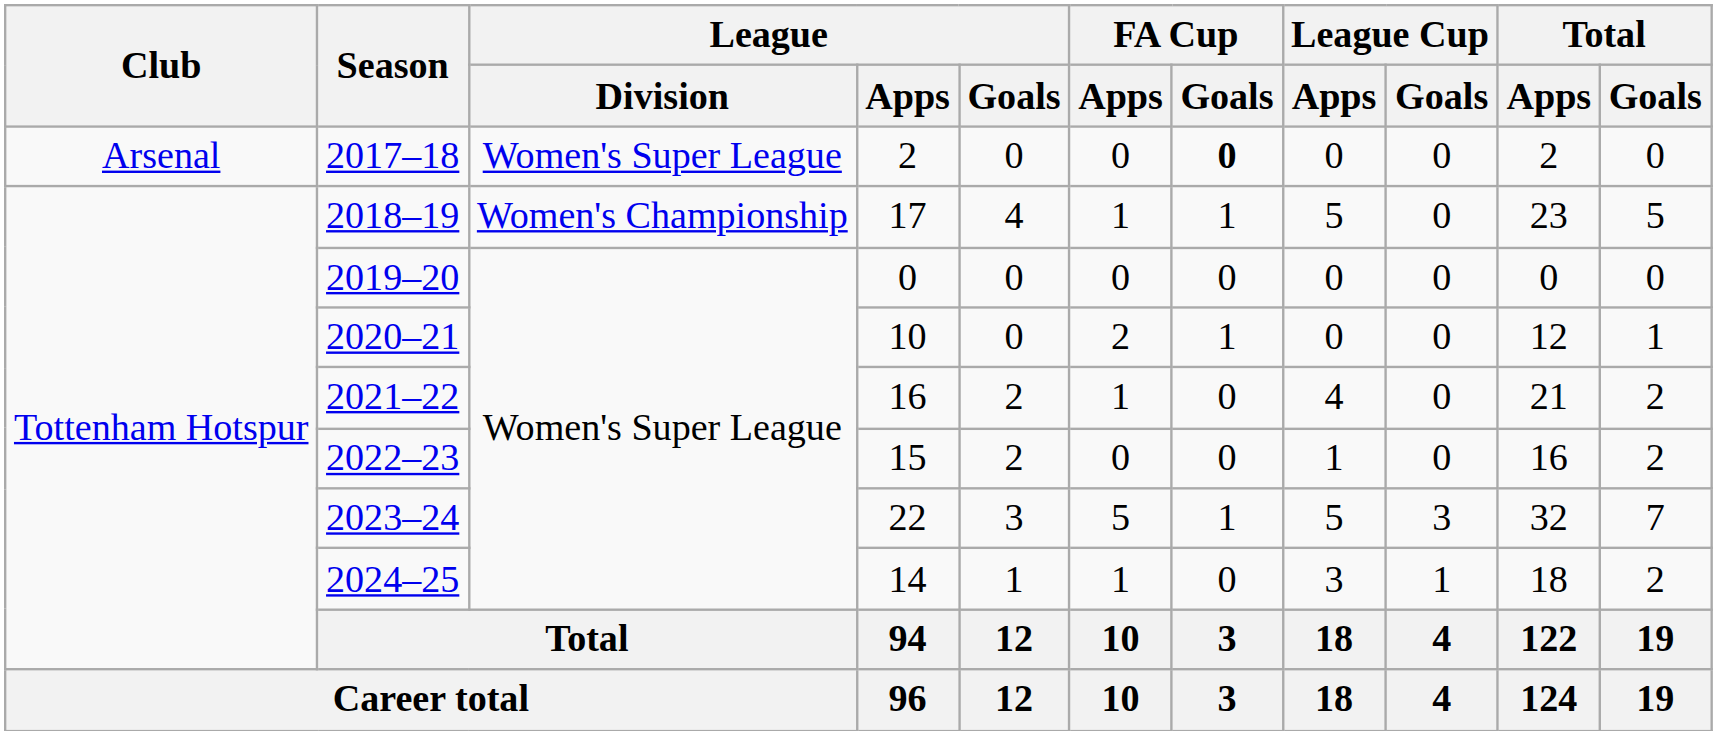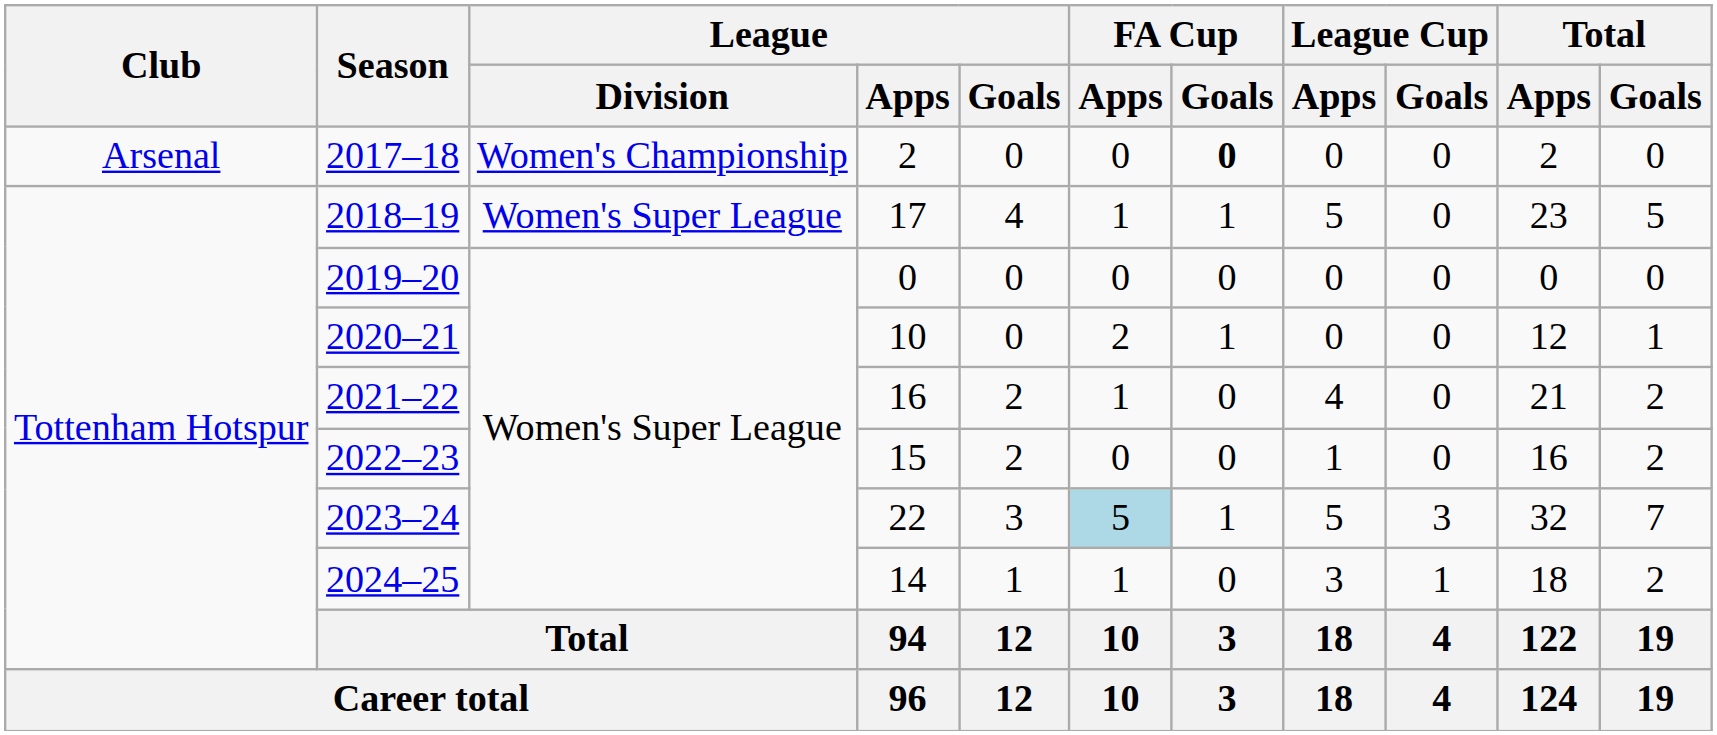(662, 155) Women's Super League -> (662, 155) Women's Championship
(662, 215) Women's Championship -> (662, 215) Women's Super League
(1120, 517) no background -> (1120, 517) lightblue background
